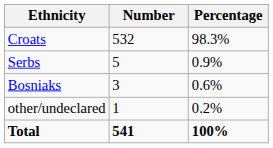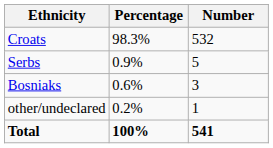columns swapped: (149, 16) <-> (228, 16)
